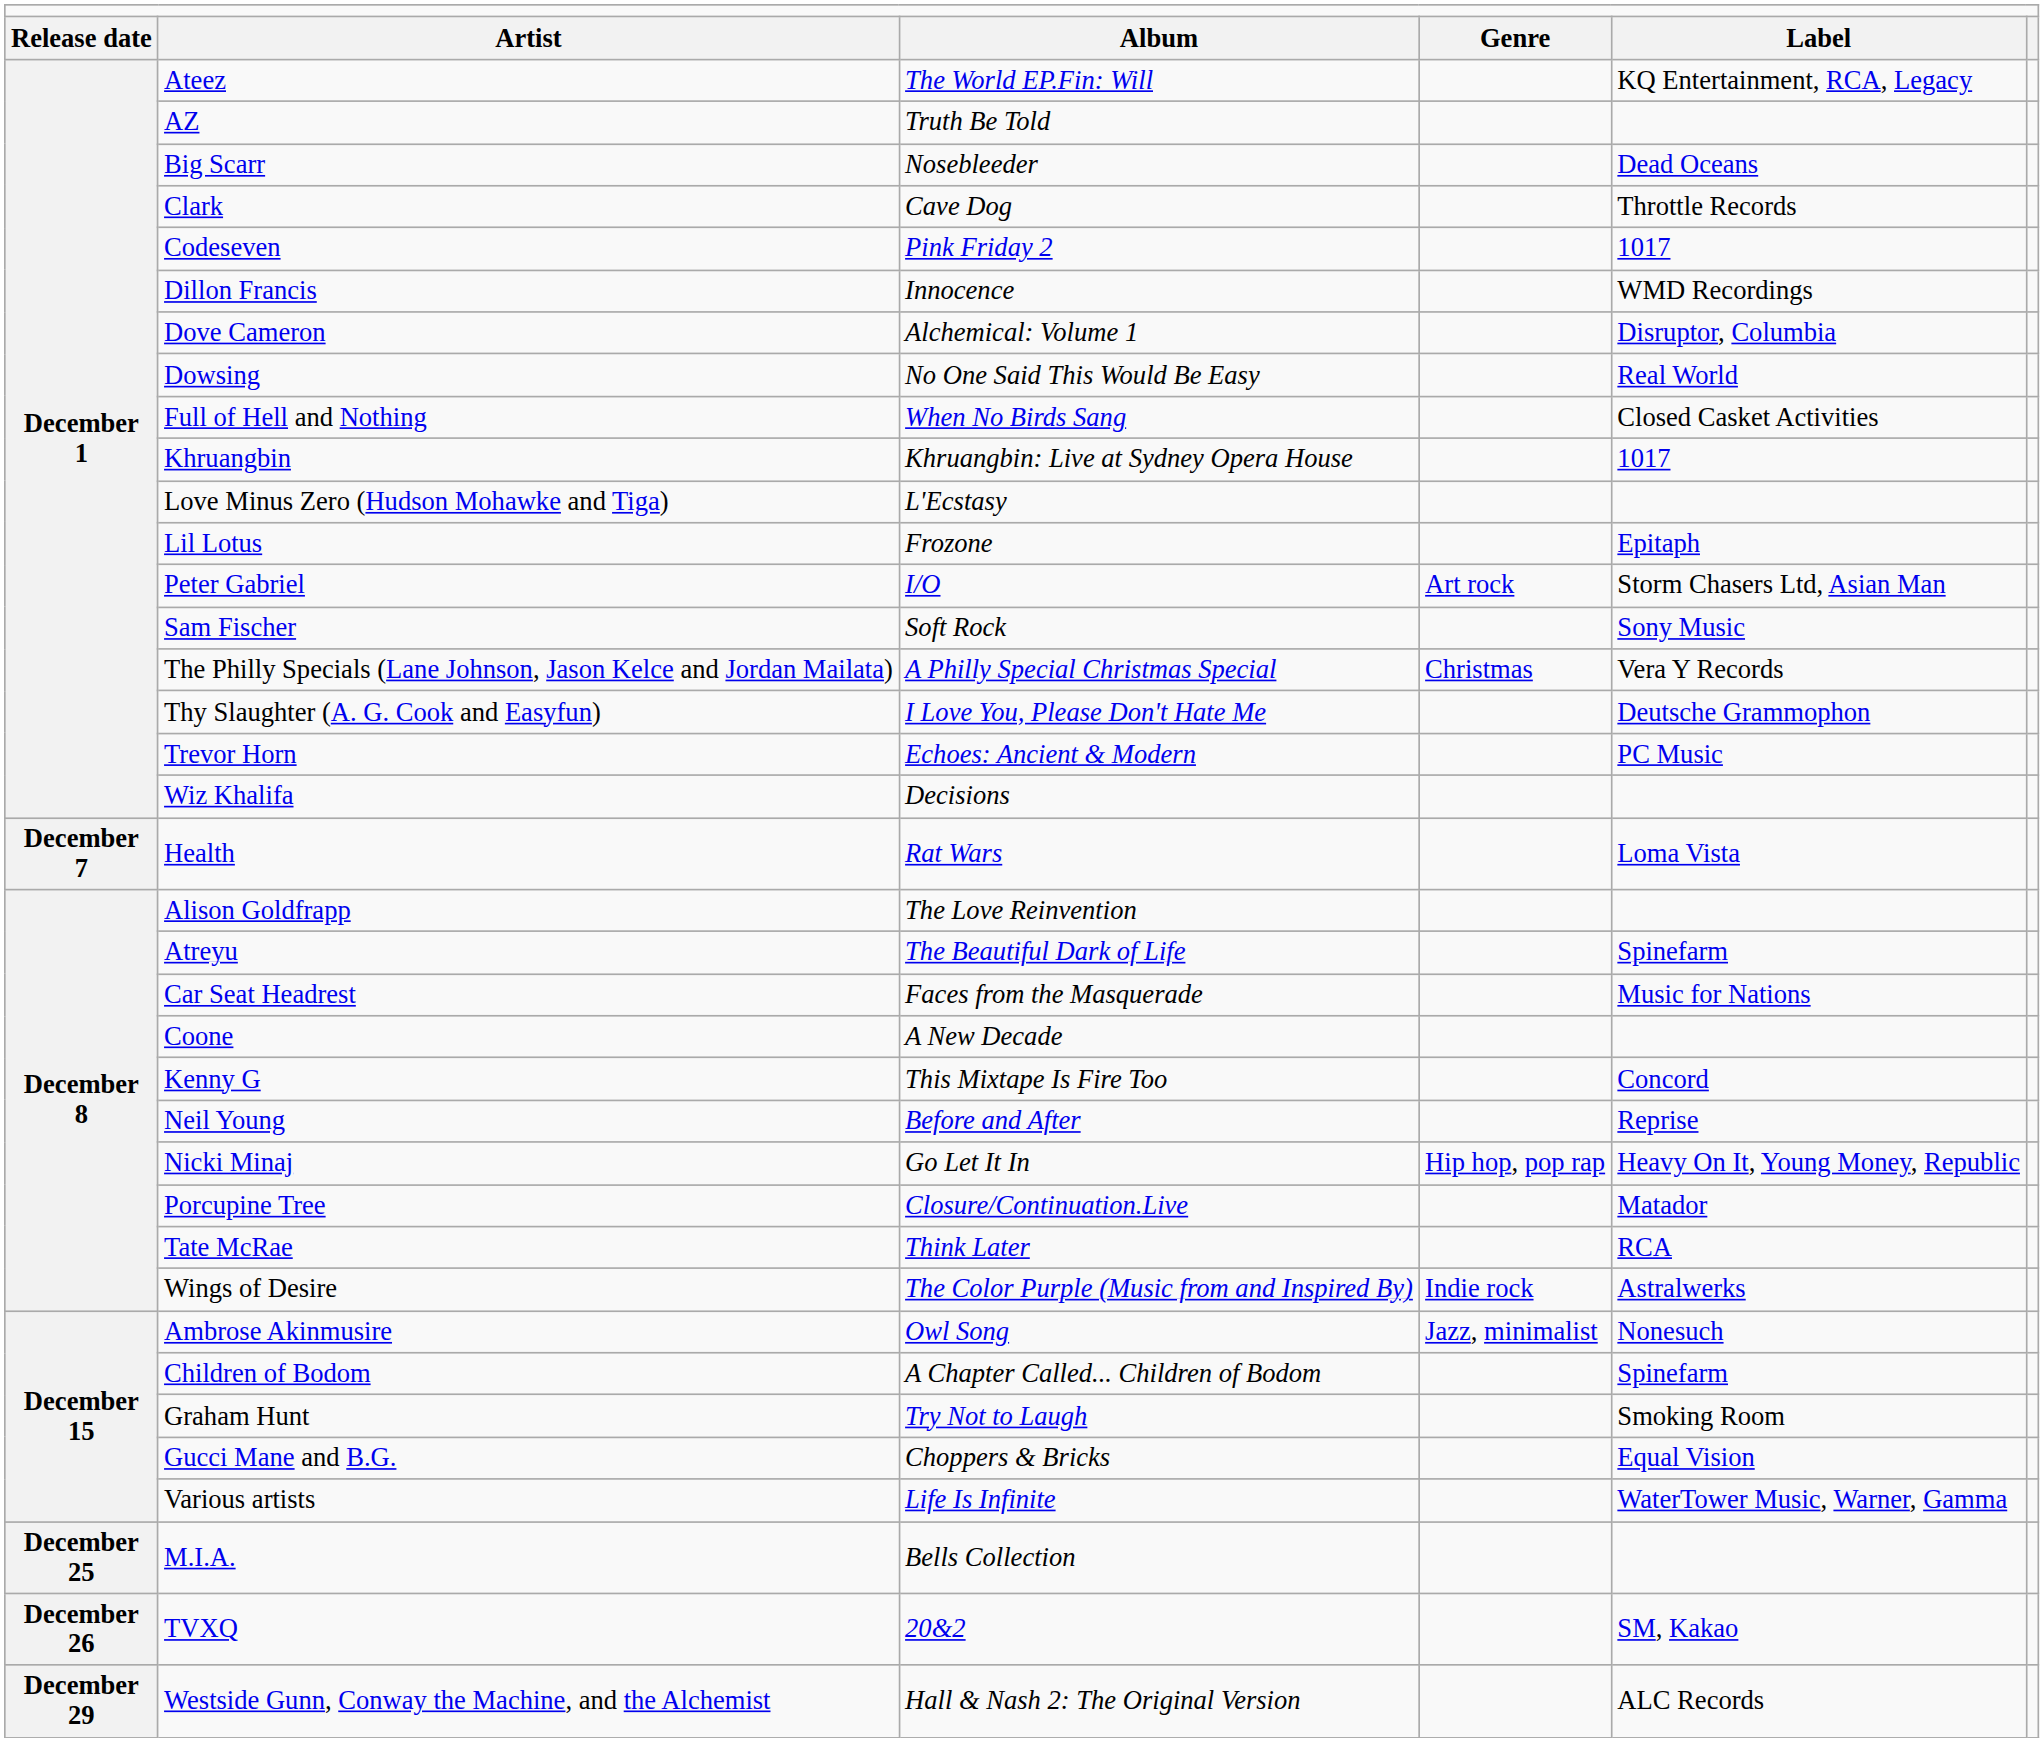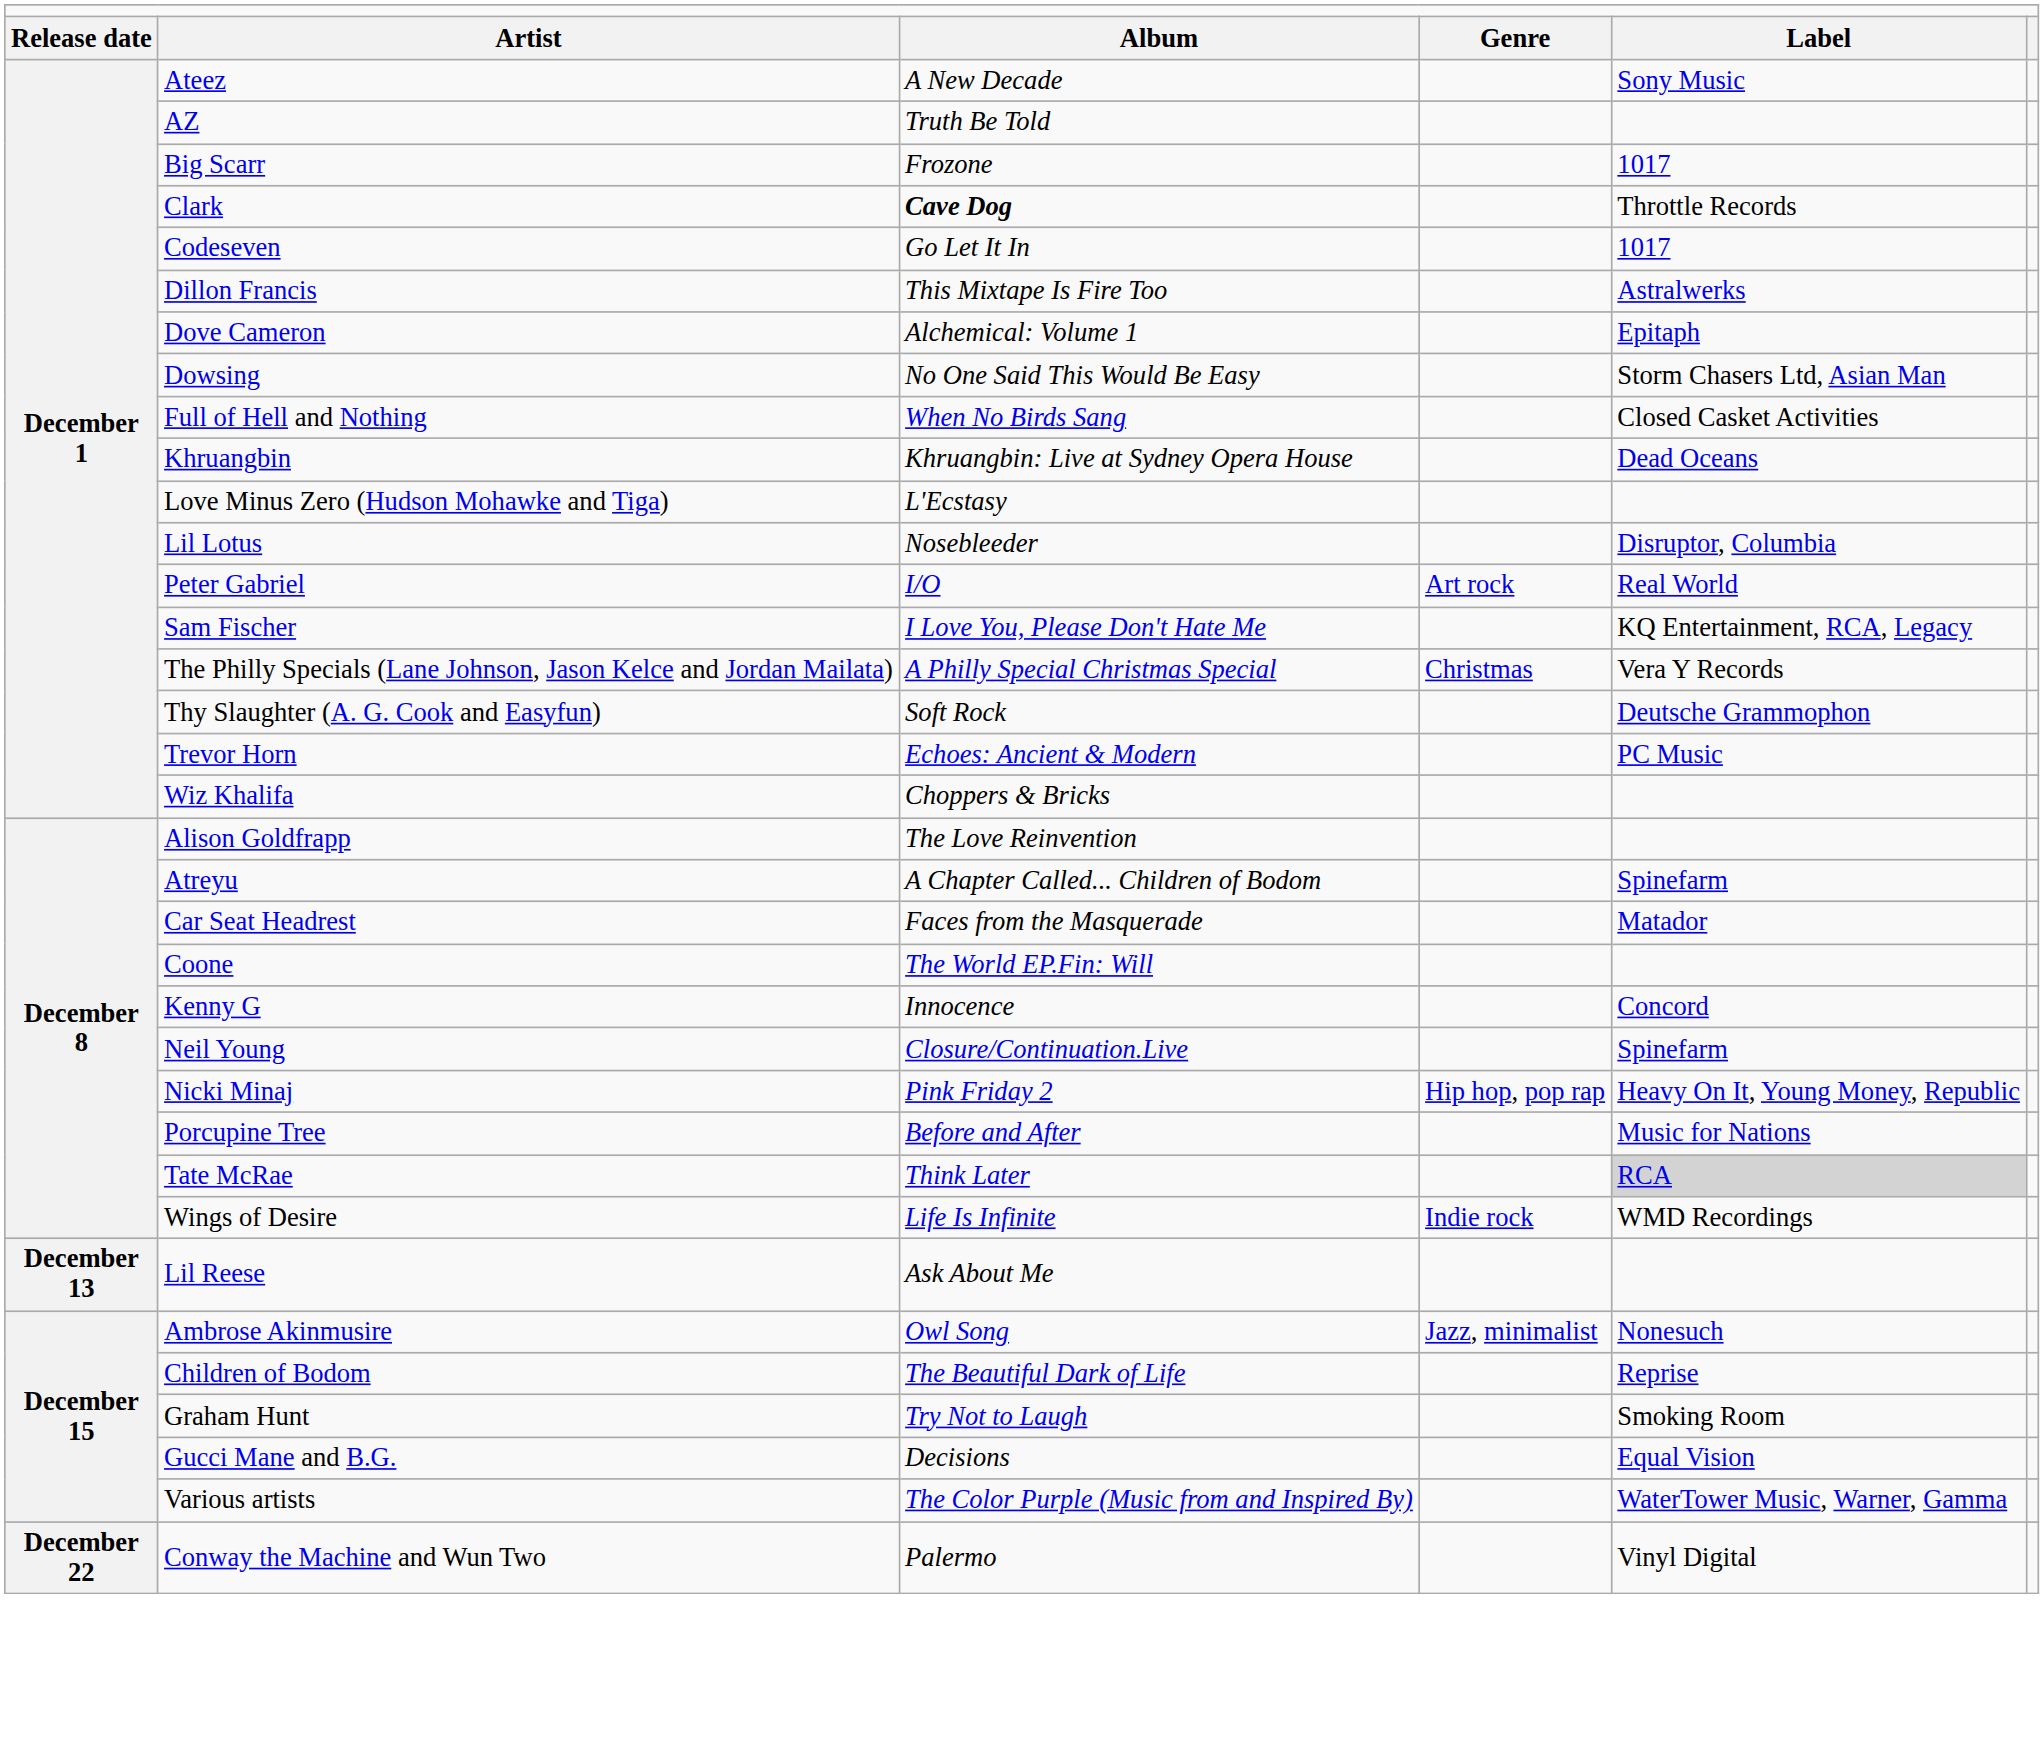(1029, 79) The World EP.Fin: Will -> (984, 79) A New Decade
(1795, 79) KQ Entertainment, RCA, Legacy -> (1681, 79) Sony Music
(971, 164) Nosebleeder -> (949, 164) Frozone
(1688, 164) Dead Oceans -> (1644, 164) 1017
(959, 206) normal -> (959, 206) bold
(979, 248) Pink Friday 2 -> (967, 248) Go Let It In
(960, 290) Innocence -> (1036, 290) This Mixtape Is Fire Too
(1715, 290) WMD Recordings -> (1682, 290) Astralwerks
(1727, 332) Disruptor, Columbia -> (1659, 332) Epitaph
(1678, 374) Real World -> (1782, 374) Storm Chasers Ltd, Asian Man
(1644, 459) 1017 -> (1688, 459) Dead Oceans
(949, 543) Frozone -> (971, 543) Nosebleeder
(1659, 543) Epitaph -> (1727, 543) Disruptor, Columbia
(1782, 585) Storm Chasers Ltd, Asian Man -> (1678, 585) Real World
(956, 627) Soft Rock -> (1086, 627) I Love You, Please Don't Hate Me
(1681, 627) Sony Music -> (1795, 627) KQ Entertainment, RCA, Legacy
(1086, 711) I Love You, Please Don't Hate Me -> (956, 711) Soft Rock
(957, 796) Decisions -> (1008, 796) Choppers & Bricks
- row: (199, 853)
(1045, 952) The Beautiful Dark of Life -> (1113, 880) A Chapter Called... Children of Bodom
(1714, 994) Music for Nations -> (1662, 922) Matador
(984, 1036) A New Decade -> (1029, 964) The World EP.Fin: Will
(1036, 1078) This Mixtape Is Fire Too -> (960, 1006) Innocence
(993, 1120) Before and After -> (1047, 1048) Closure/Continuation.Live
(1658, 1120) Reprise -> (1673, 1048) Spinefarm
(967, 1162) Go Let It In -> (979, 1090) Pink Friday 2
(1047, 1204) Closure/Continuation.Live -> (993, 1132) Before and After
(1662, 1204) Matador -> (1714, 1132) Music for Nations
(1645, 1247) no background -> (1645, 1175) lightgrey background
(1159, 1289) The Color Purple (Music from and Inspired By) -> (980, 1217) Life Is Infinite
(1682, 1289) Astralwerks -> (1715, 1217) WMD Recordings
+ row: (215, 1274)
(1113, 1373) A Chapter Called... Children of Bodom -> (1045, 1373) The Beautiful Dark of Life
(1673, 1373) Spinefarm -> (1658, 1373) Reprise
(1008, 1457) Choppers & Bricks -> (957, 1457) Decisions
(980, 1499) Life Is Infinite -> (1159, 1499) The Color Purple (Music from and Inspired By)
+ row: (355, 1556)
- row: (200, 1556)
- row: (201, 1628)
- row: (467, 1700)
